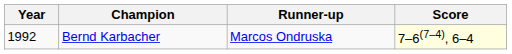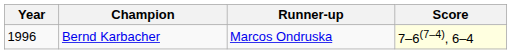(22, 37) 1992 -> (22, 37) 1996
